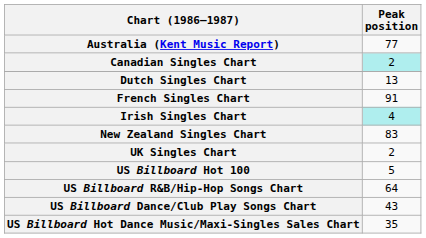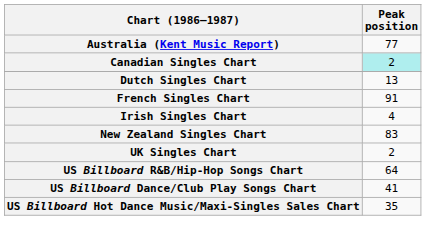(392, 116) paleturquoise background -> (392, 116) no background
- row: (183, 170)
(392, 206) 43 -> (392, 188) 41
